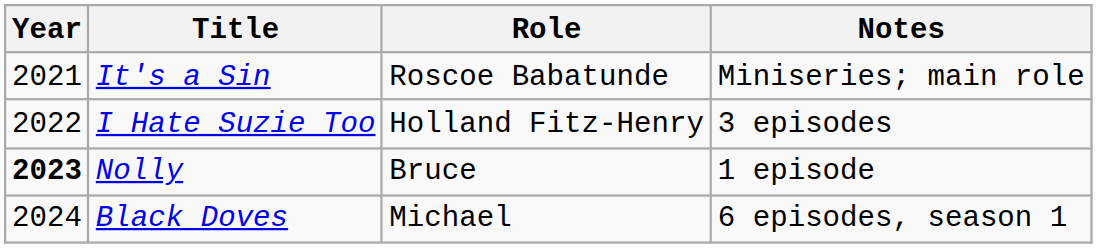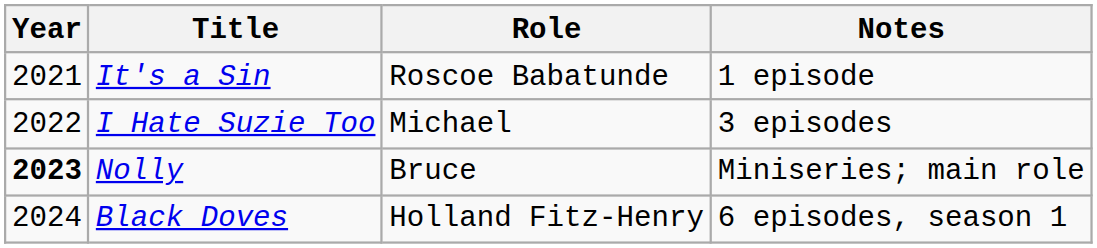(901, 76) Miniseries; main role -> (796, 76) 1 episode
(547, 124) Holland Fitz-Henry -> (450, 124) Michael
(796, 171) 1 episode -> (901, 171) Miniseries; main role
(450, 219) Michael -> (547, 219) Holland Fitz-Henry
